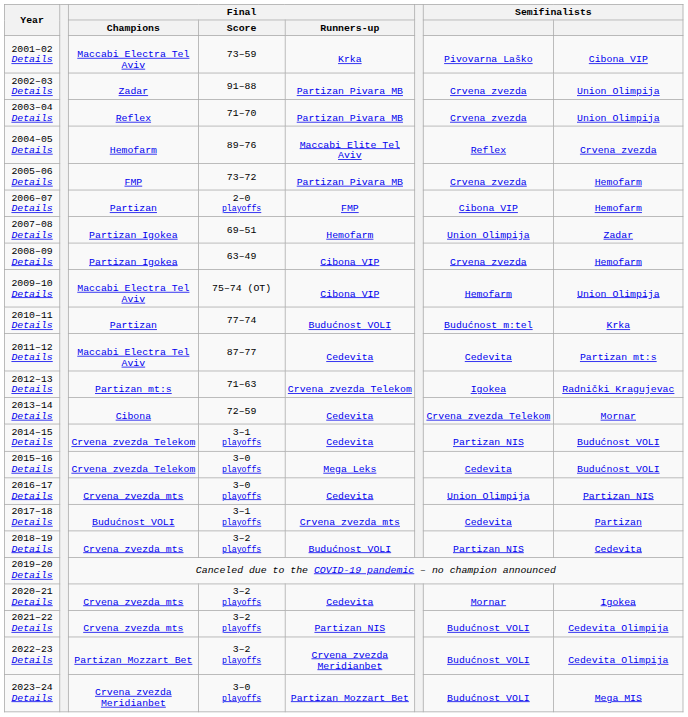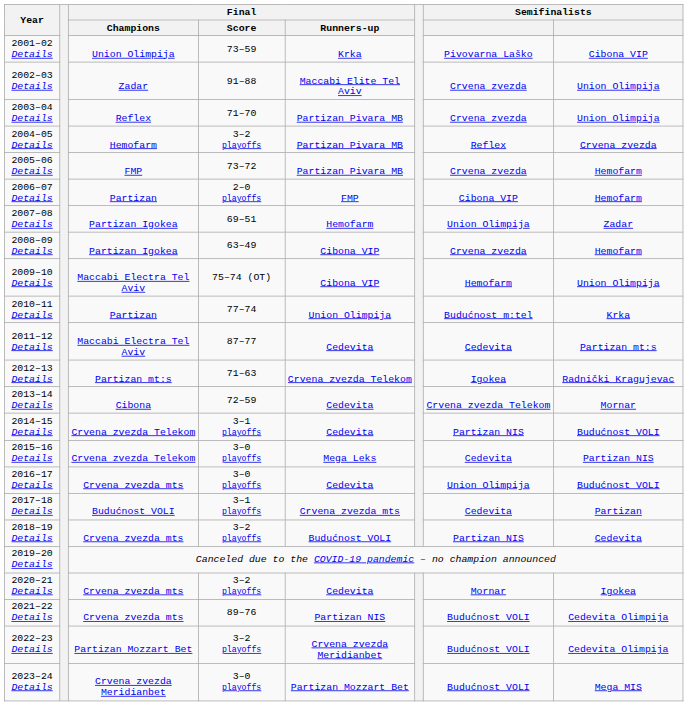(133, 59) Maccabi Electra Tel Aviv -> (133, 54) Union Olimpija
(350, 91) Partizan Pivara MB -> (350, 86) Maccabi Elite Tel Aviv
(242, 145) 89–76 -> (242, 139) 3–2 playoffs
(350, 150) Maccabi Elite Tel Aviv -> (350, 145) Partizan Pivara MB
(350, 326) Budućnost VOLI -> (350, 315) Union Olimpija
(618, 469) Budućnost VOLI -> (618, 458) Partizan NIS
(618, 496) Partizan NIS -> (618, 485) Budućnost VOLI
(242, 623) 3–2 playoffs -> (242, 612) 89–76
